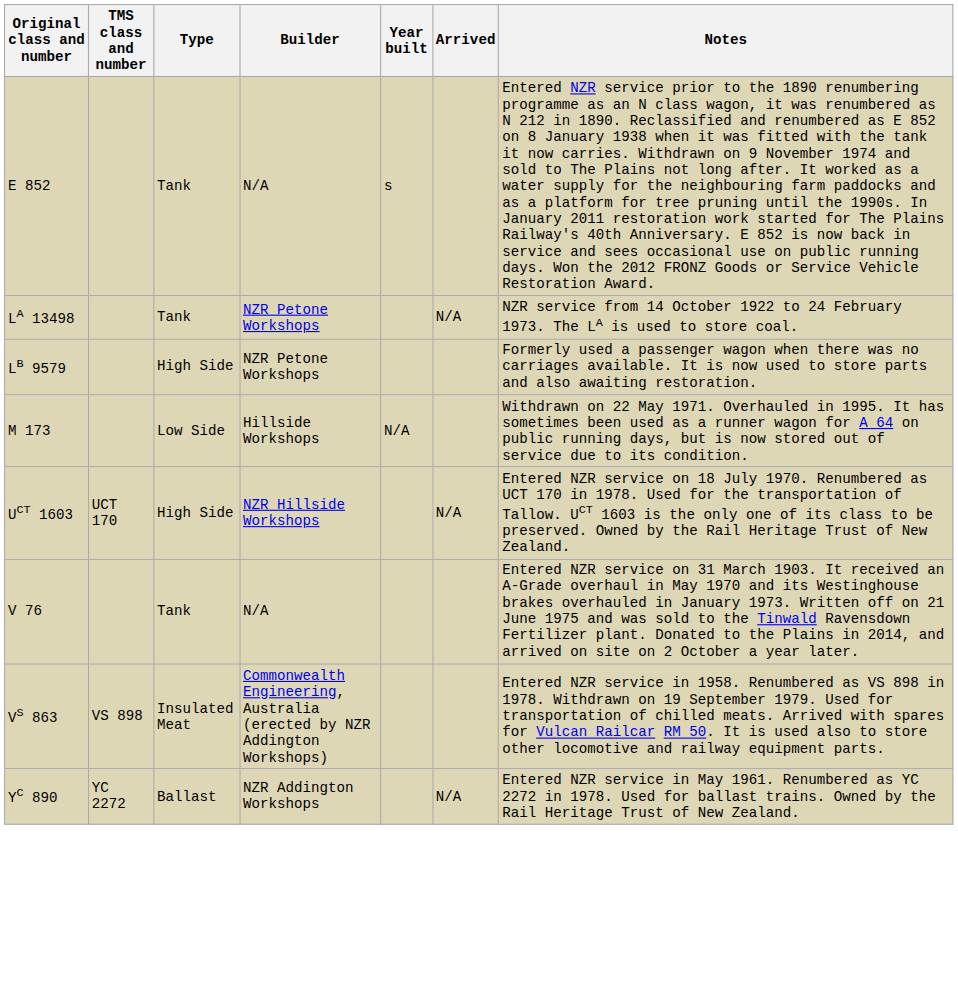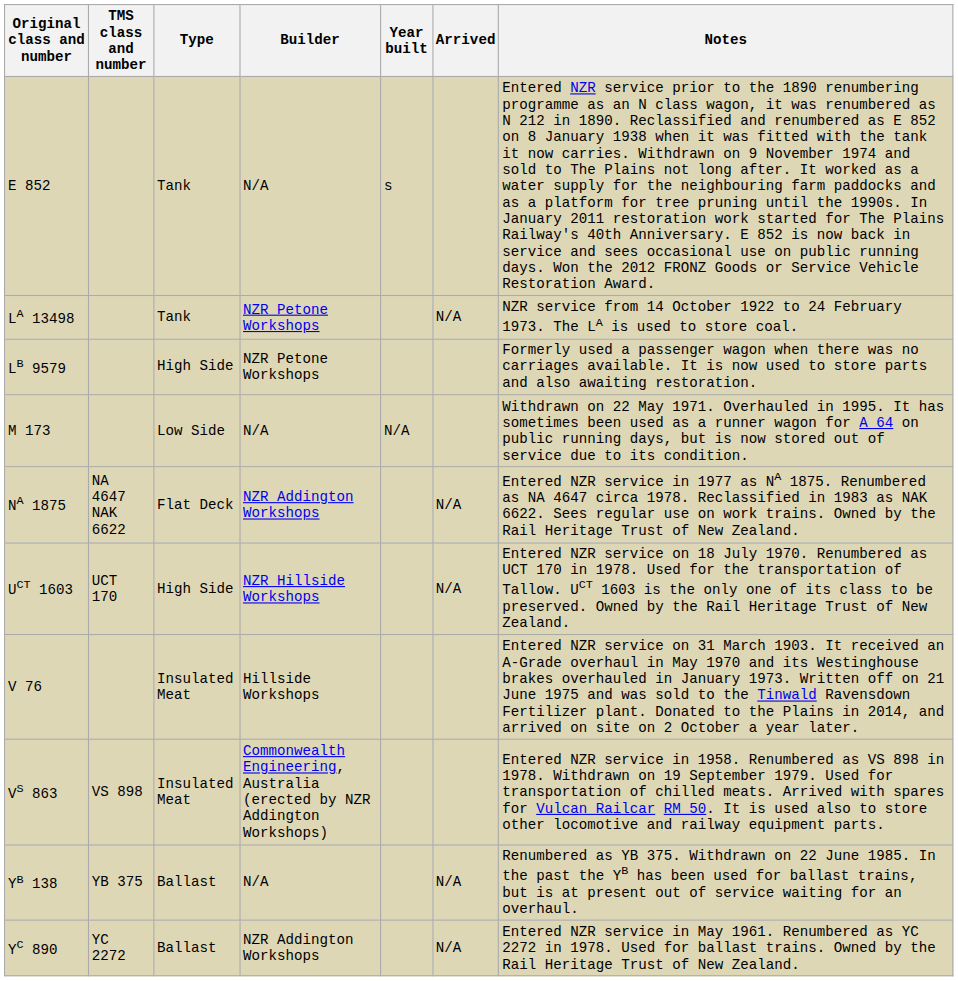(281, 431) Hillside Workshops -> (256, 431) N/A
+ row: (37, 505)
(174, 612) Tank -> (195, 687) Insulated Meat
(256, 612) N/A -> (281, 687) Hillside Workshops
+ row: (33, 882)
